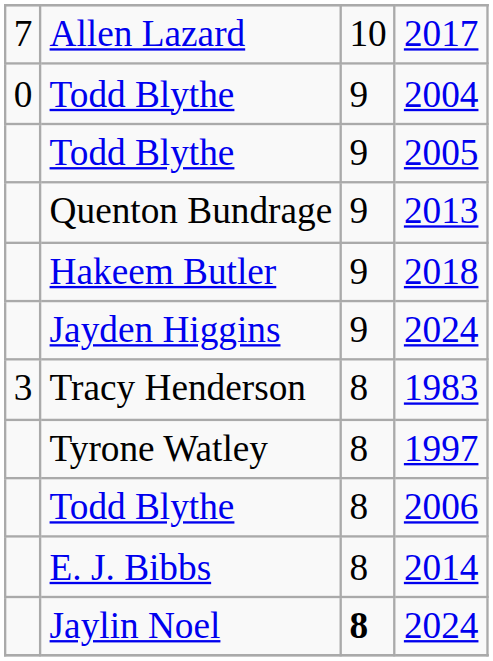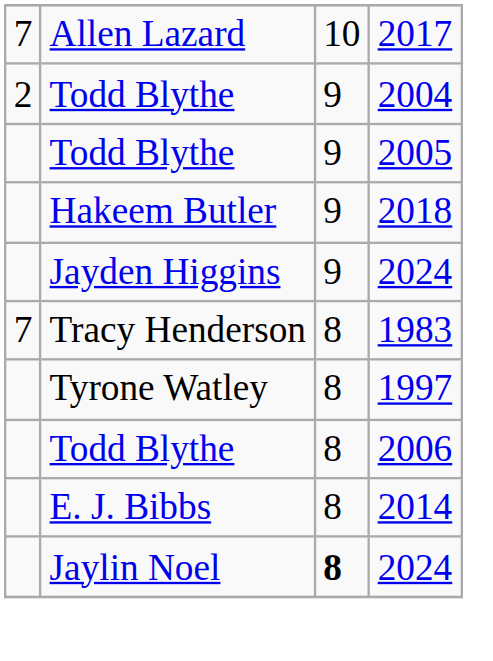(23, 93) 0 -> (23, 93) 2
- row: (191, 211)
(23, 388) 3 -> (23, 329) 7
